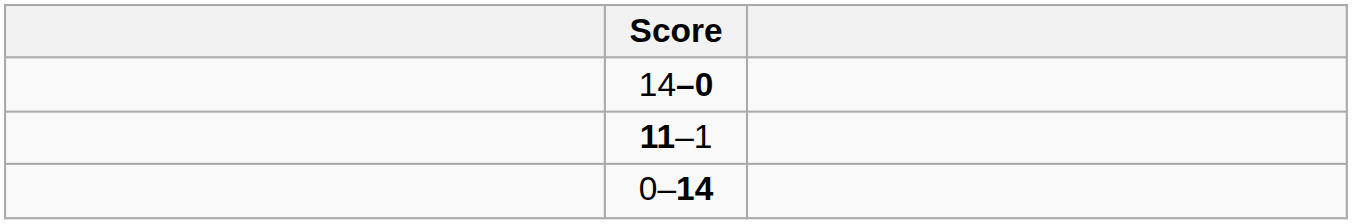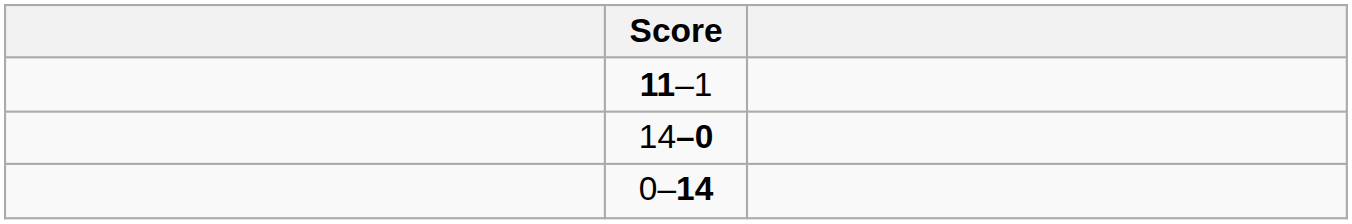rows swapped: (676, 84) <-> (676, 137)
